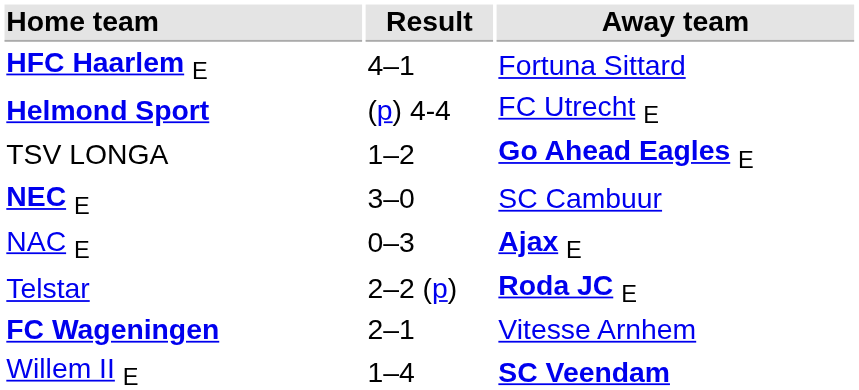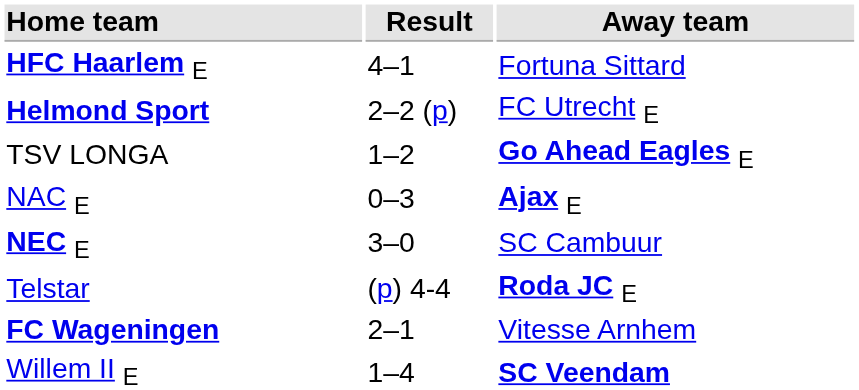(409, 109) (p) 4-4 -> (412, 109) 2–2 (p)
rows swapped: (48, 244) <-> (48, 200)
(412, 288) 2–2 (p) -> (409, 288) (p) 4-4
